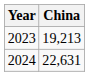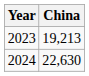(62, 60) 22,631 -> (62, 60) 22,630
